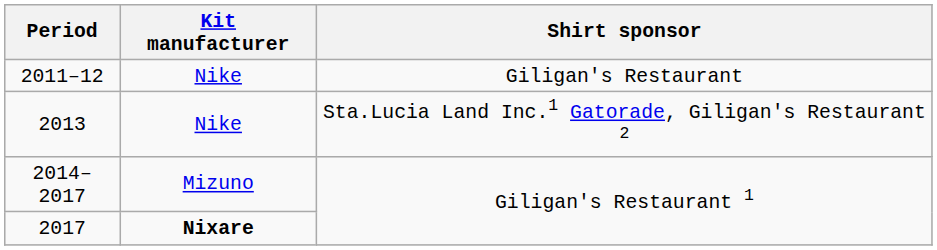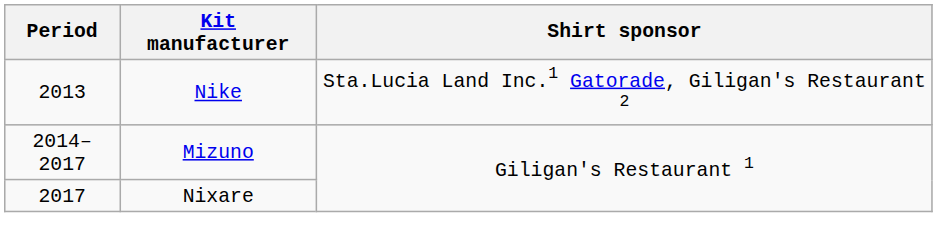- row: (62, 76)
(218, 228) bold -> (218, 196) normal
